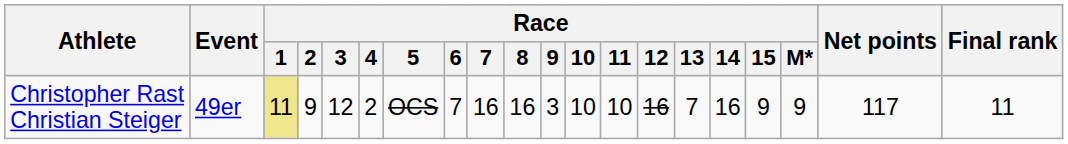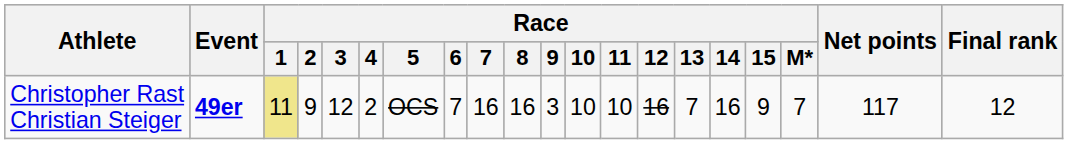(218, 108) normal -> (219, 108) bold
(800, 108) 9 -> (800, 108) 7
(1003, 108) 11 -> (1003, 108) 12
